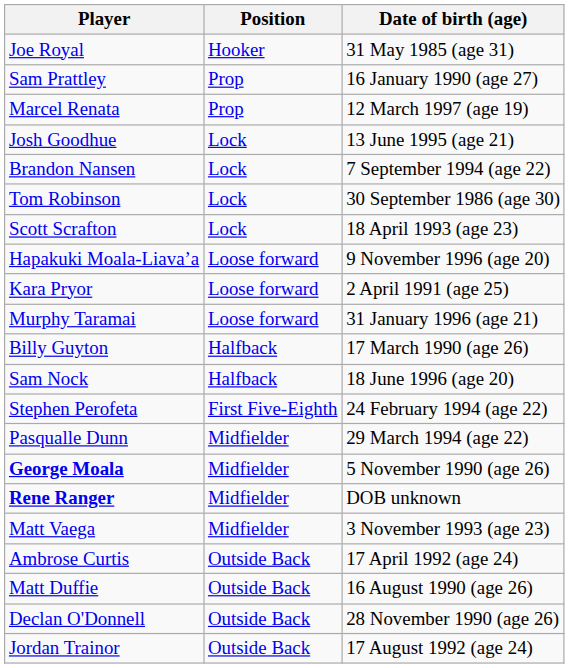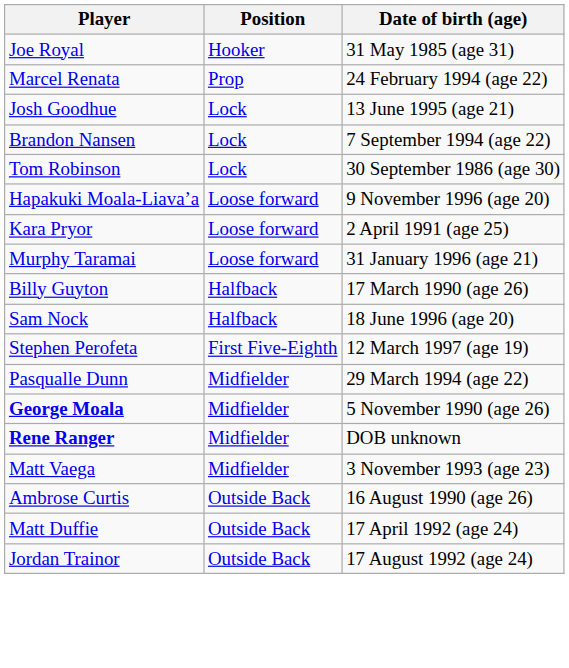- row: (57, 79)
(437, 109) 12 March 1997 (age 19) -> (447, 79) 24 February 1994 (age 22)
- row: (63, 229)
(447, 408) 24 February 1994 (age 22) -> (437, 348) 12 March 1997 (age 19)
(432, 558) 17 April 1992 (age 24) -> (440, 498) 16 August 1990 (age 26)
(440, 588) 16 August 1990 (age 26) -> (432, 528) 17 April 1992 (age 24)
- row: (77, 618)
